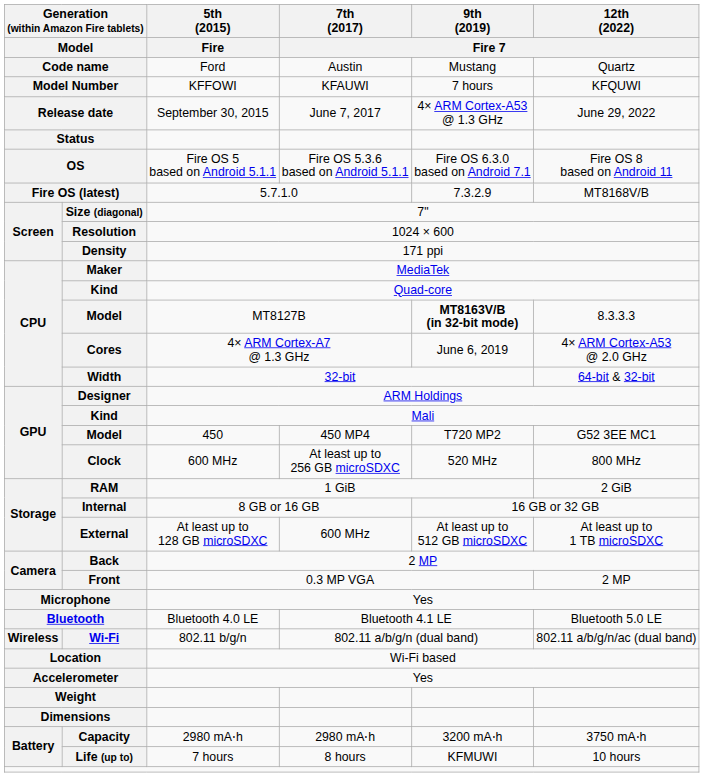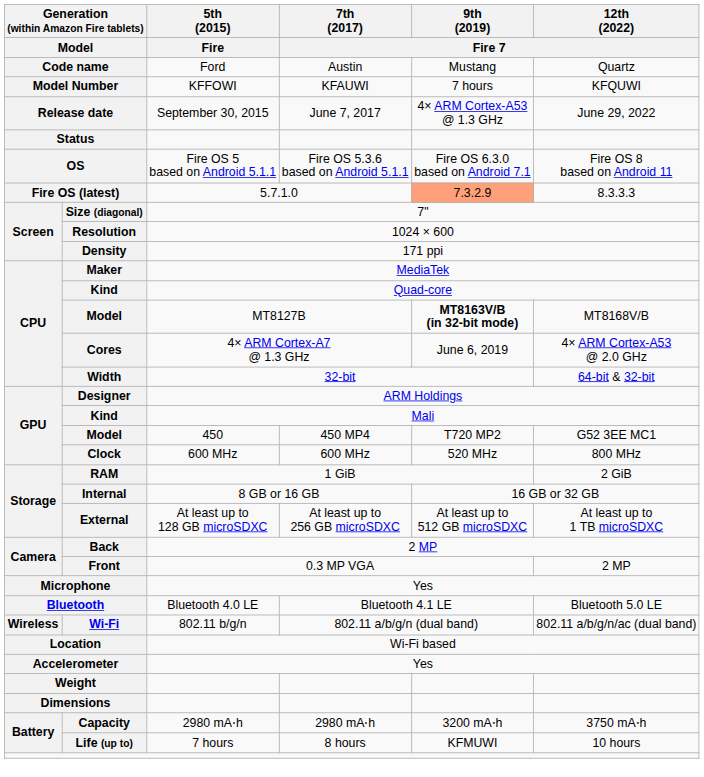(472, 192) no background -> (472, 192) lightsalmon background
(616, 192) MT8168V/B -> (616, 192) 8.3.3.3
(616, 316) 8.3.3.3 -> (616, 316) MT8168V/B
(345, 461) At least up to 256 GB microSDXC -> (345, 454) 600 MHz
(345, 534) 600 MHz -> (345, 520) At least up to 256 GB microSDXC
